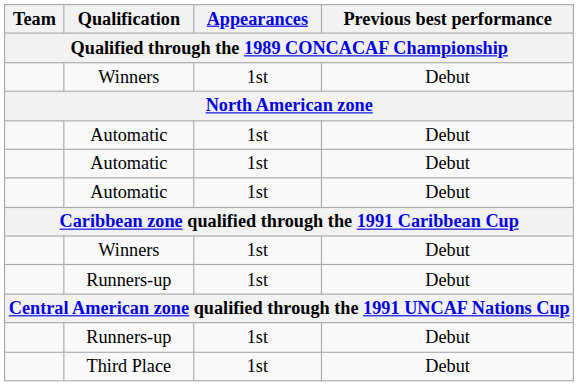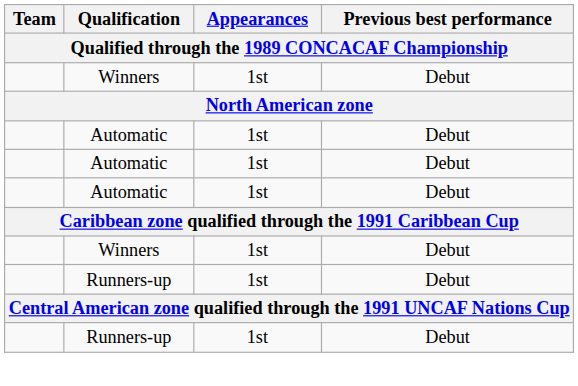- row: (34, 366)
